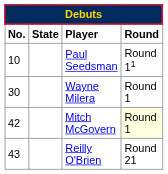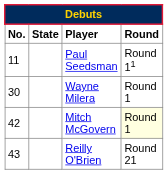(14, 60) 10 -> (14, 60) 11
